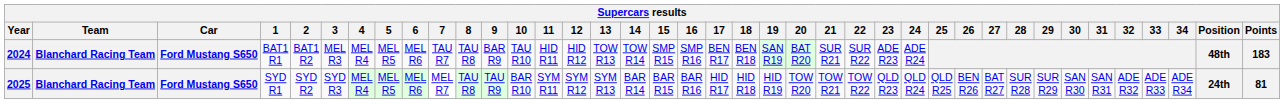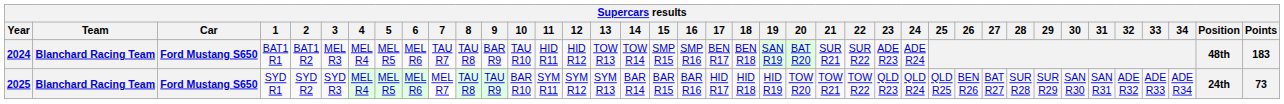(1261, 84) 81 -> (1261, 84) 73
